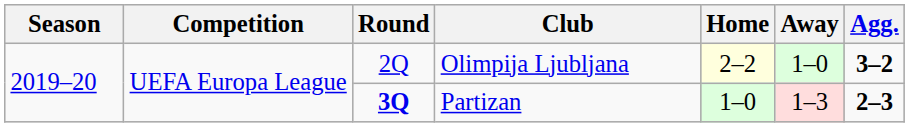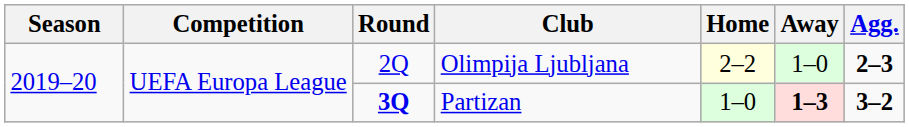(875, 63) 3–2 -> (875, 63) 2–3
(810, 102) normal -> (810, 102) bold
(875, 102) 2–3 -> (875, 102) 3–2
